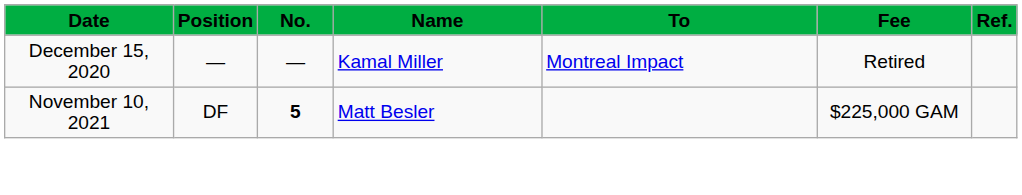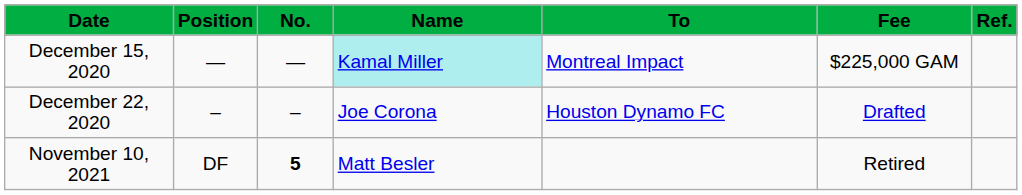(390, 61) no background -> (390, 61) paleturquoise background
(894, 61) Retired -> (894, 61) $225,000 GAM
+ row: (89, 113)
(894, 113) $225,000 GAM -> (894, 164) Retired
